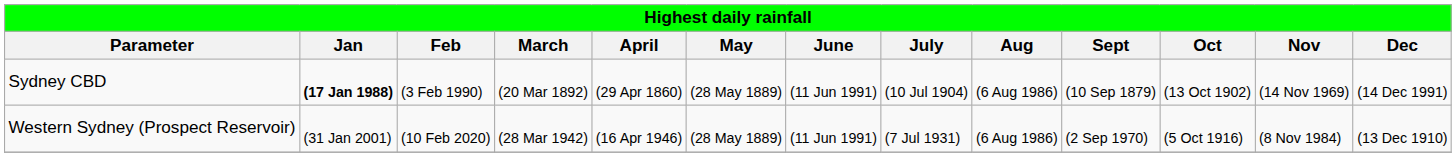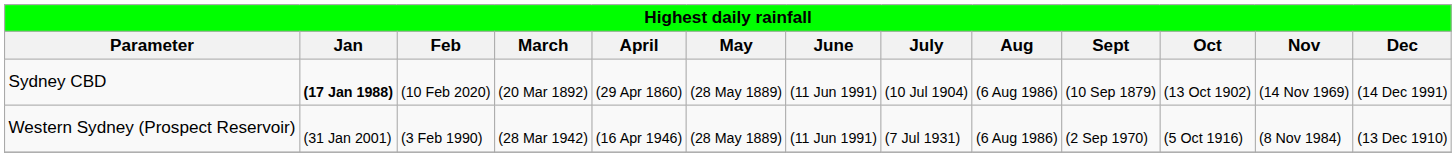(442, 92) (3 Feb 1990) -> (446, 92) (10 Feb 2020)
(446, 139) (10 Feb 2020) -> (442, 139) (3 Feb 1990)
